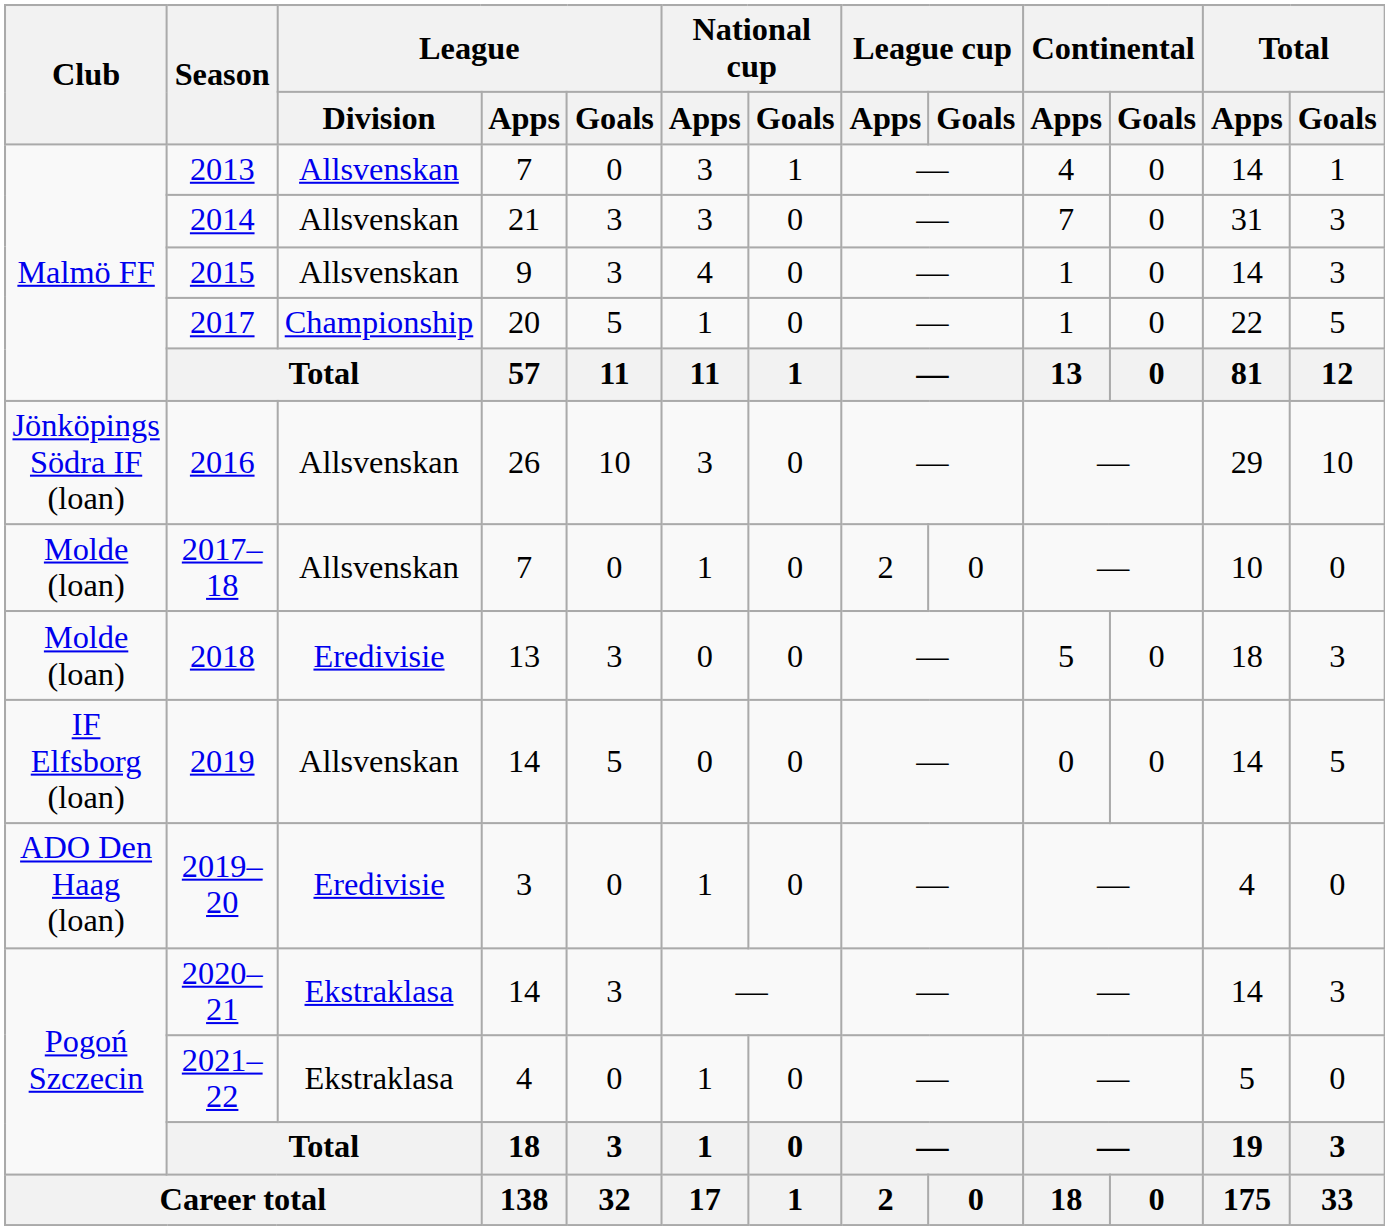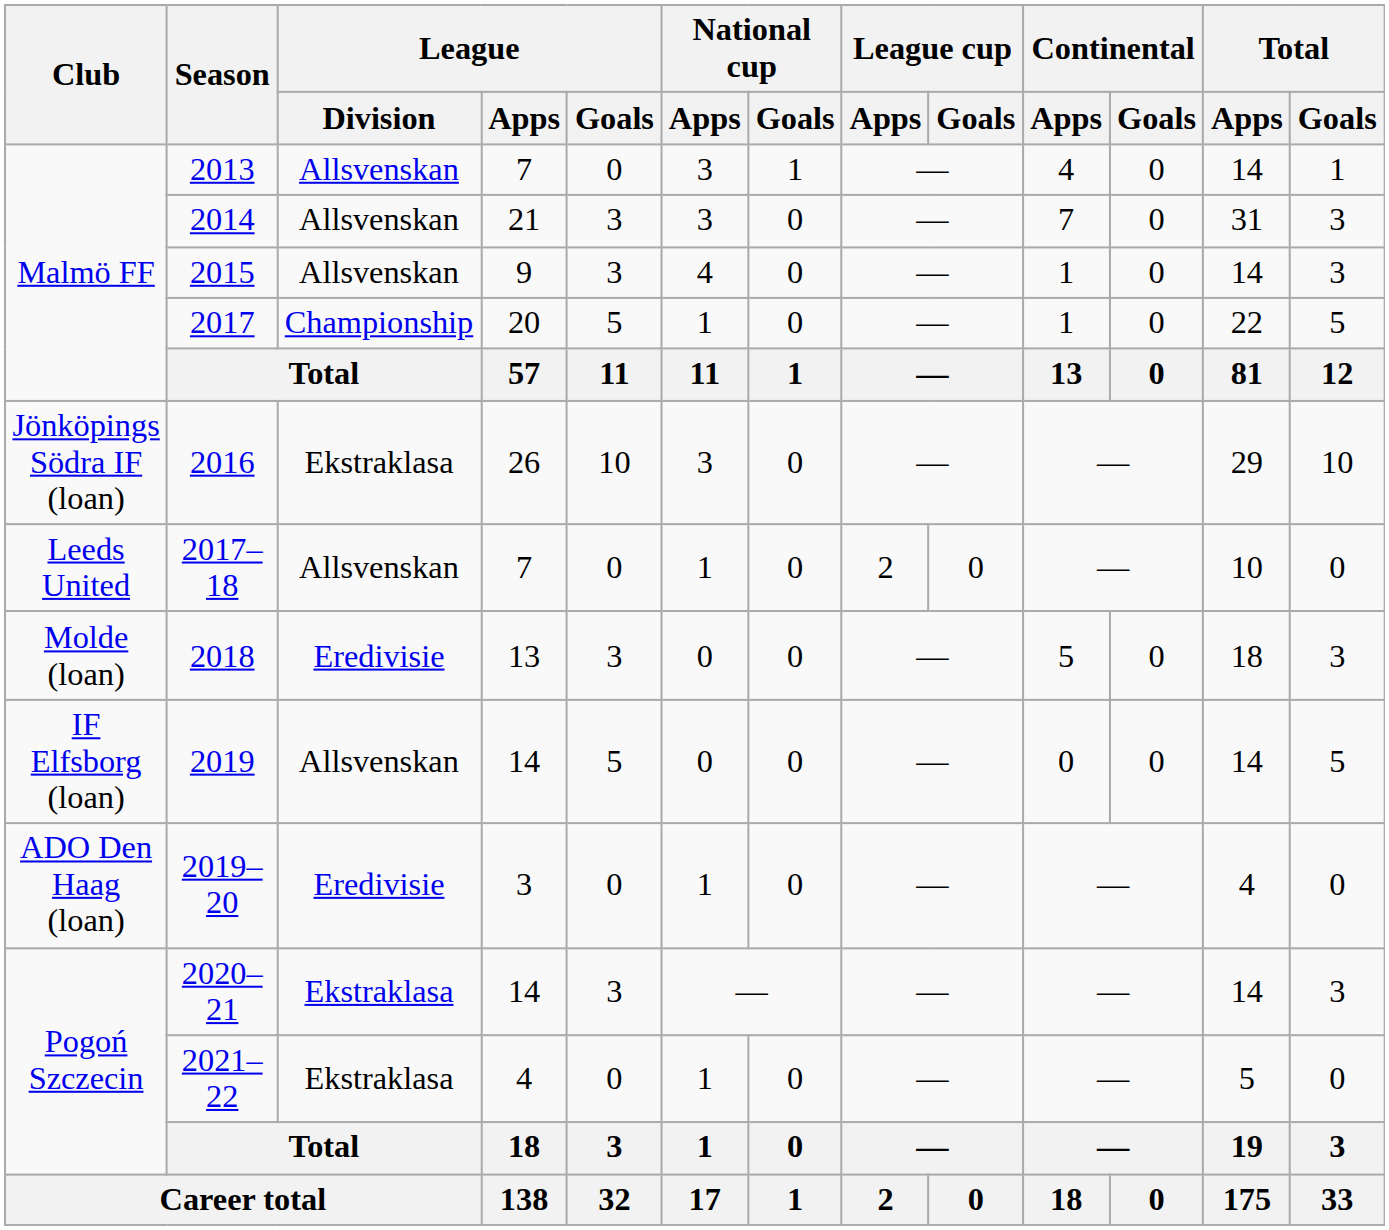(379, 461) Allsvenskan -> (379, 461) Ekstraklasa
(86, 567) Molde (loan) -> (86, 567) Leeds United
